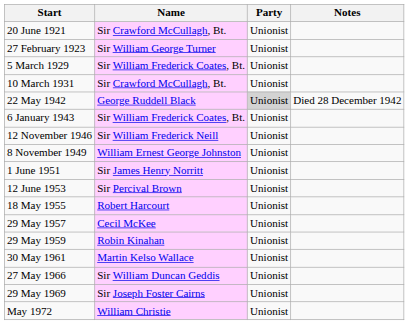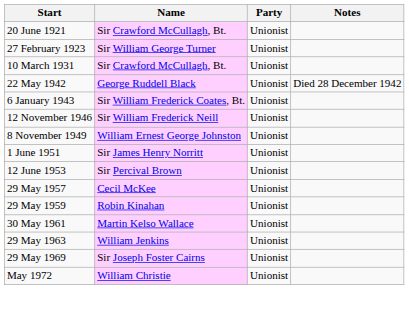- row: (38, 65)
(269, 100) lightgrey background -> (269, 83) no background
- row: (36, 205)
+ row: (36, 240)
- row: (36, 275)
